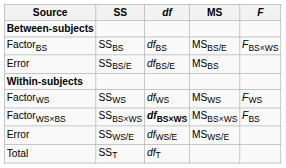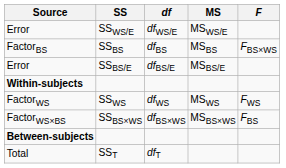rows swapped: (50, 28) <-> (18, 135)
(209, 46) MSBS/E -> (204, 48) MSBS
(205, 64) MSBS -> (208, 66) MSBS/E
(167, 117) bold -> (166, 119) normal
